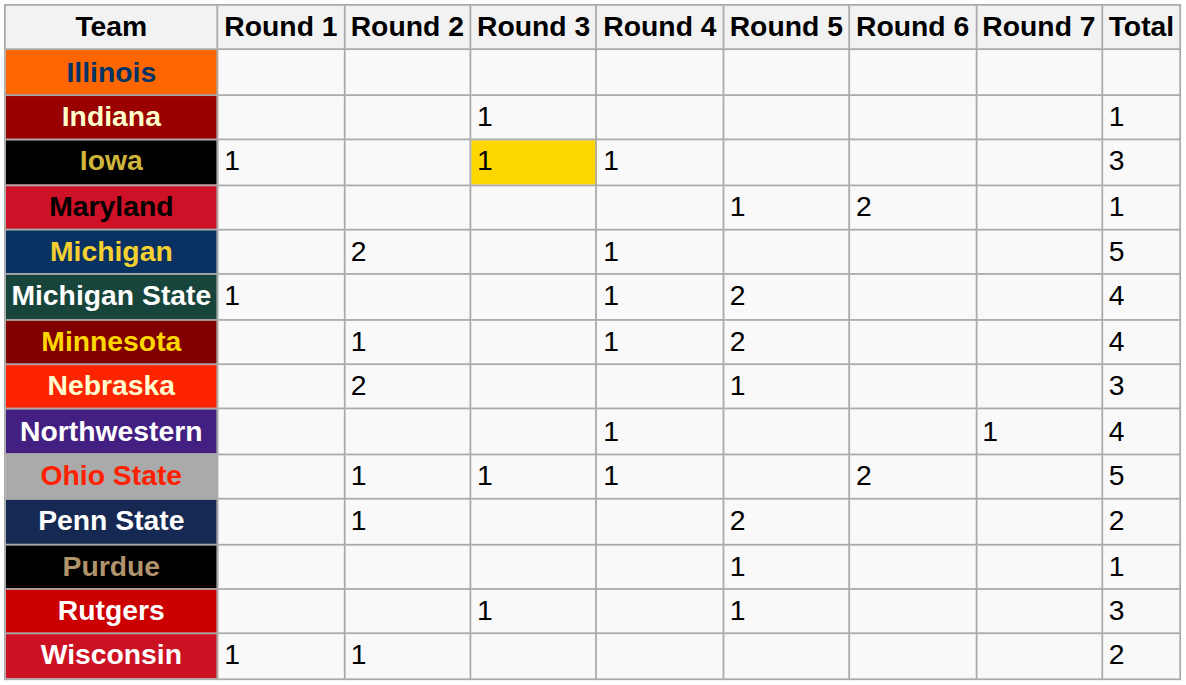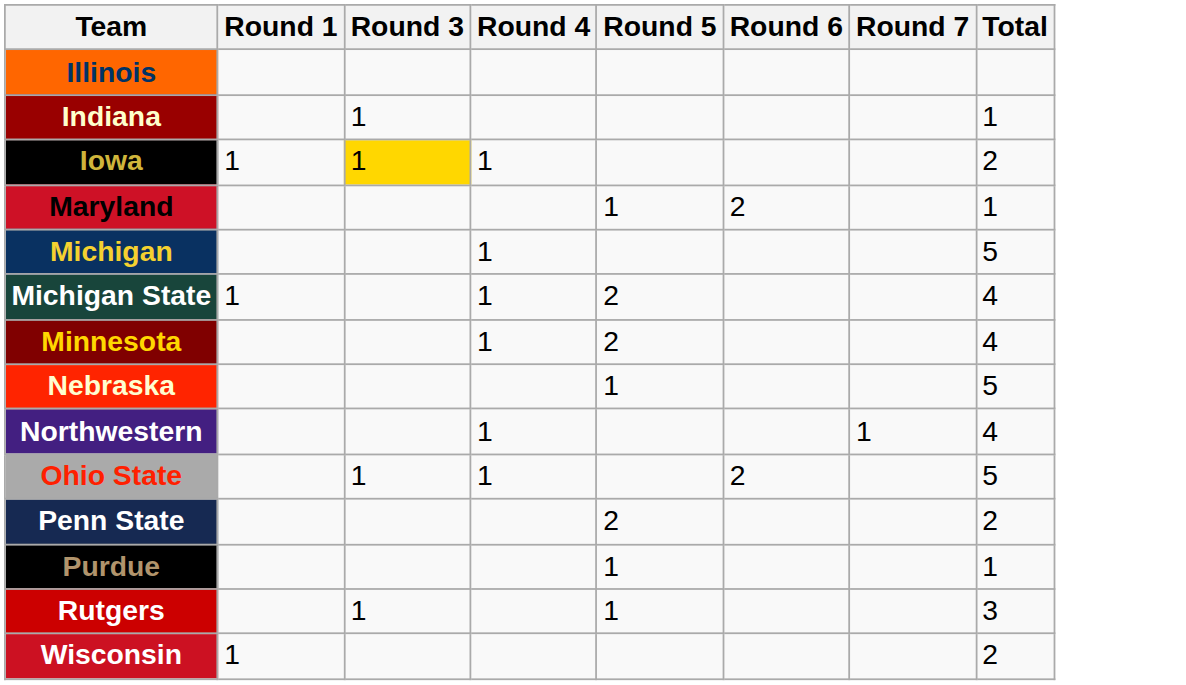- column: (407, 26)
(1117, 161) 3 -> (990, 161) 2
(1117, 386) 3 -> (990, 386) 5
